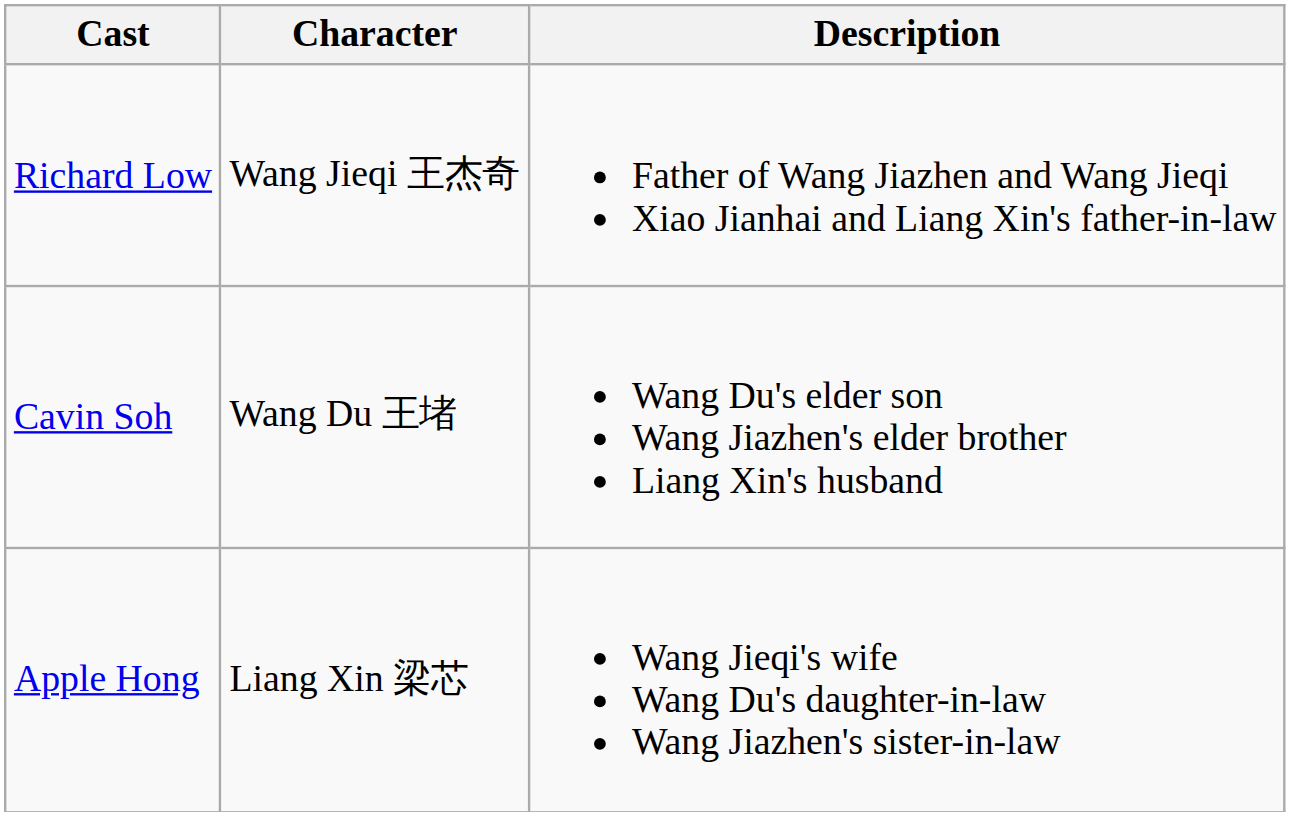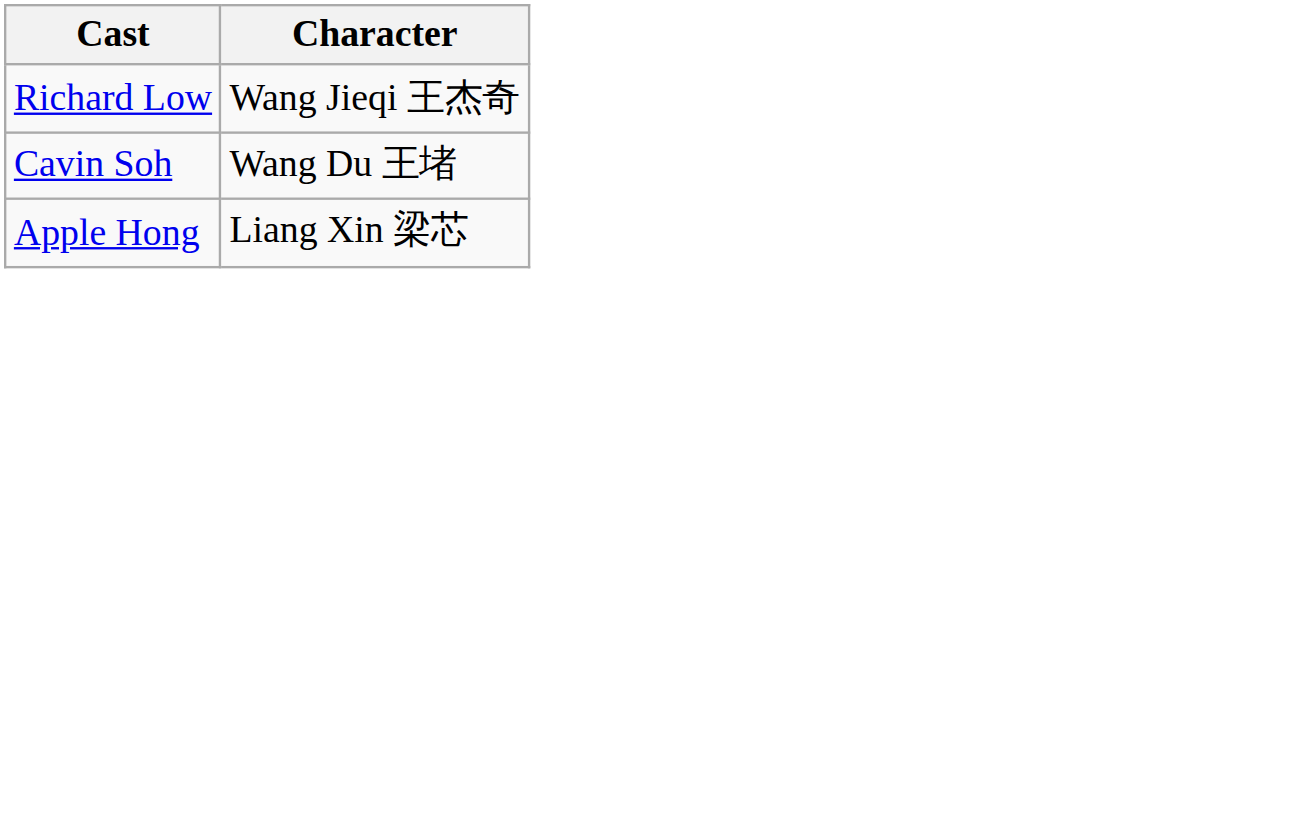- column: (907, 34)
